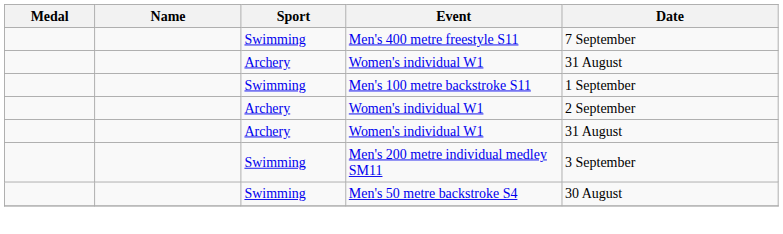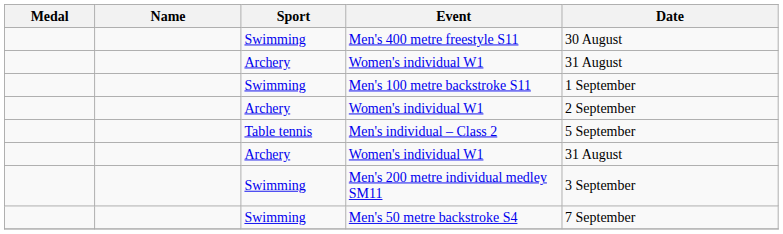(600, 39) 7 September -> (594, 39) 30 August
+ row: (278, 131)
(594, 194) 30 August -> (600, 217) 7 September
